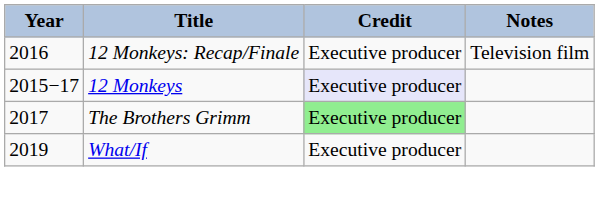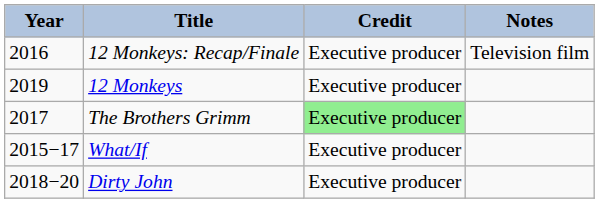(44, 85) 2015−17 -> (29, 85) 2019
(385, 85) lavender background -> (385, 85) no background
(29, 150) 2019 -> (44, 150) 2015−17
+ row: (130, 182)
